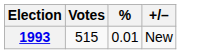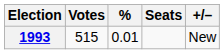+ column: (164, 15)
